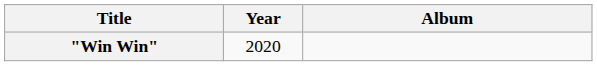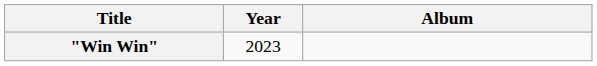(263, 46) 2020 -> (263, 46) 2023
